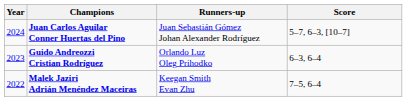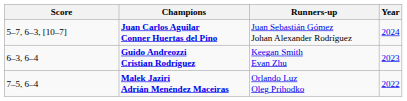columns swapped: (16, 12) <-> (344, 12)
(186, 58) Orlando Luz Oleg Prihodko -> (277, 58) Keegan Smith Evan Zhu
(185, 84) Keegan Smith Evan Zhu -> (278, 84) Orlando Luz Oleg Prihodko
